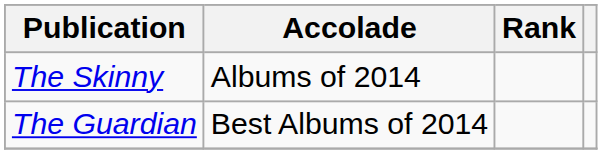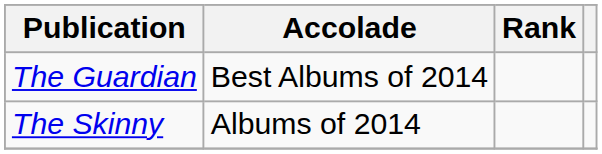rows swapped: (104, 124) <-> (88, 76)
